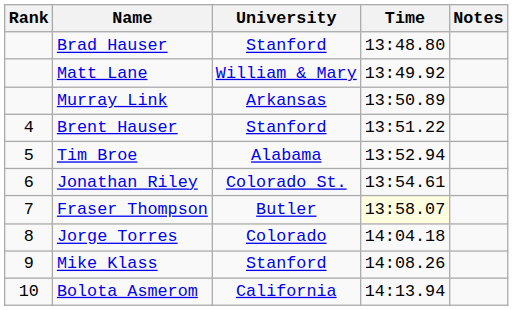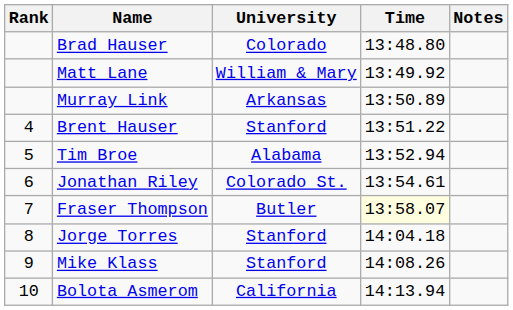(286, 46) Stanford -> (286, 46) Colorado
(286, 237) Colorado -> (286, 237) Stanford
